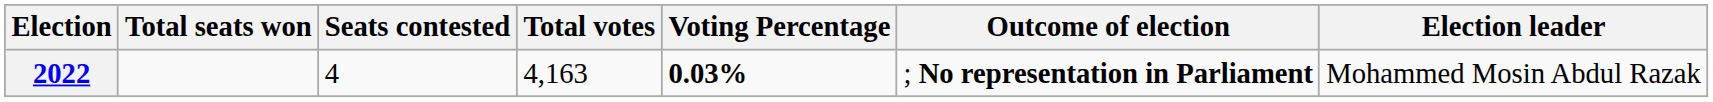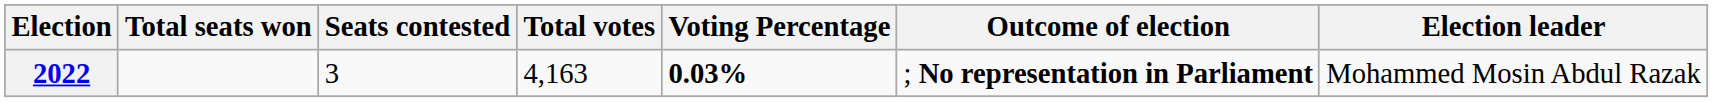(332, 72) 4 -> (332, 72) 3
